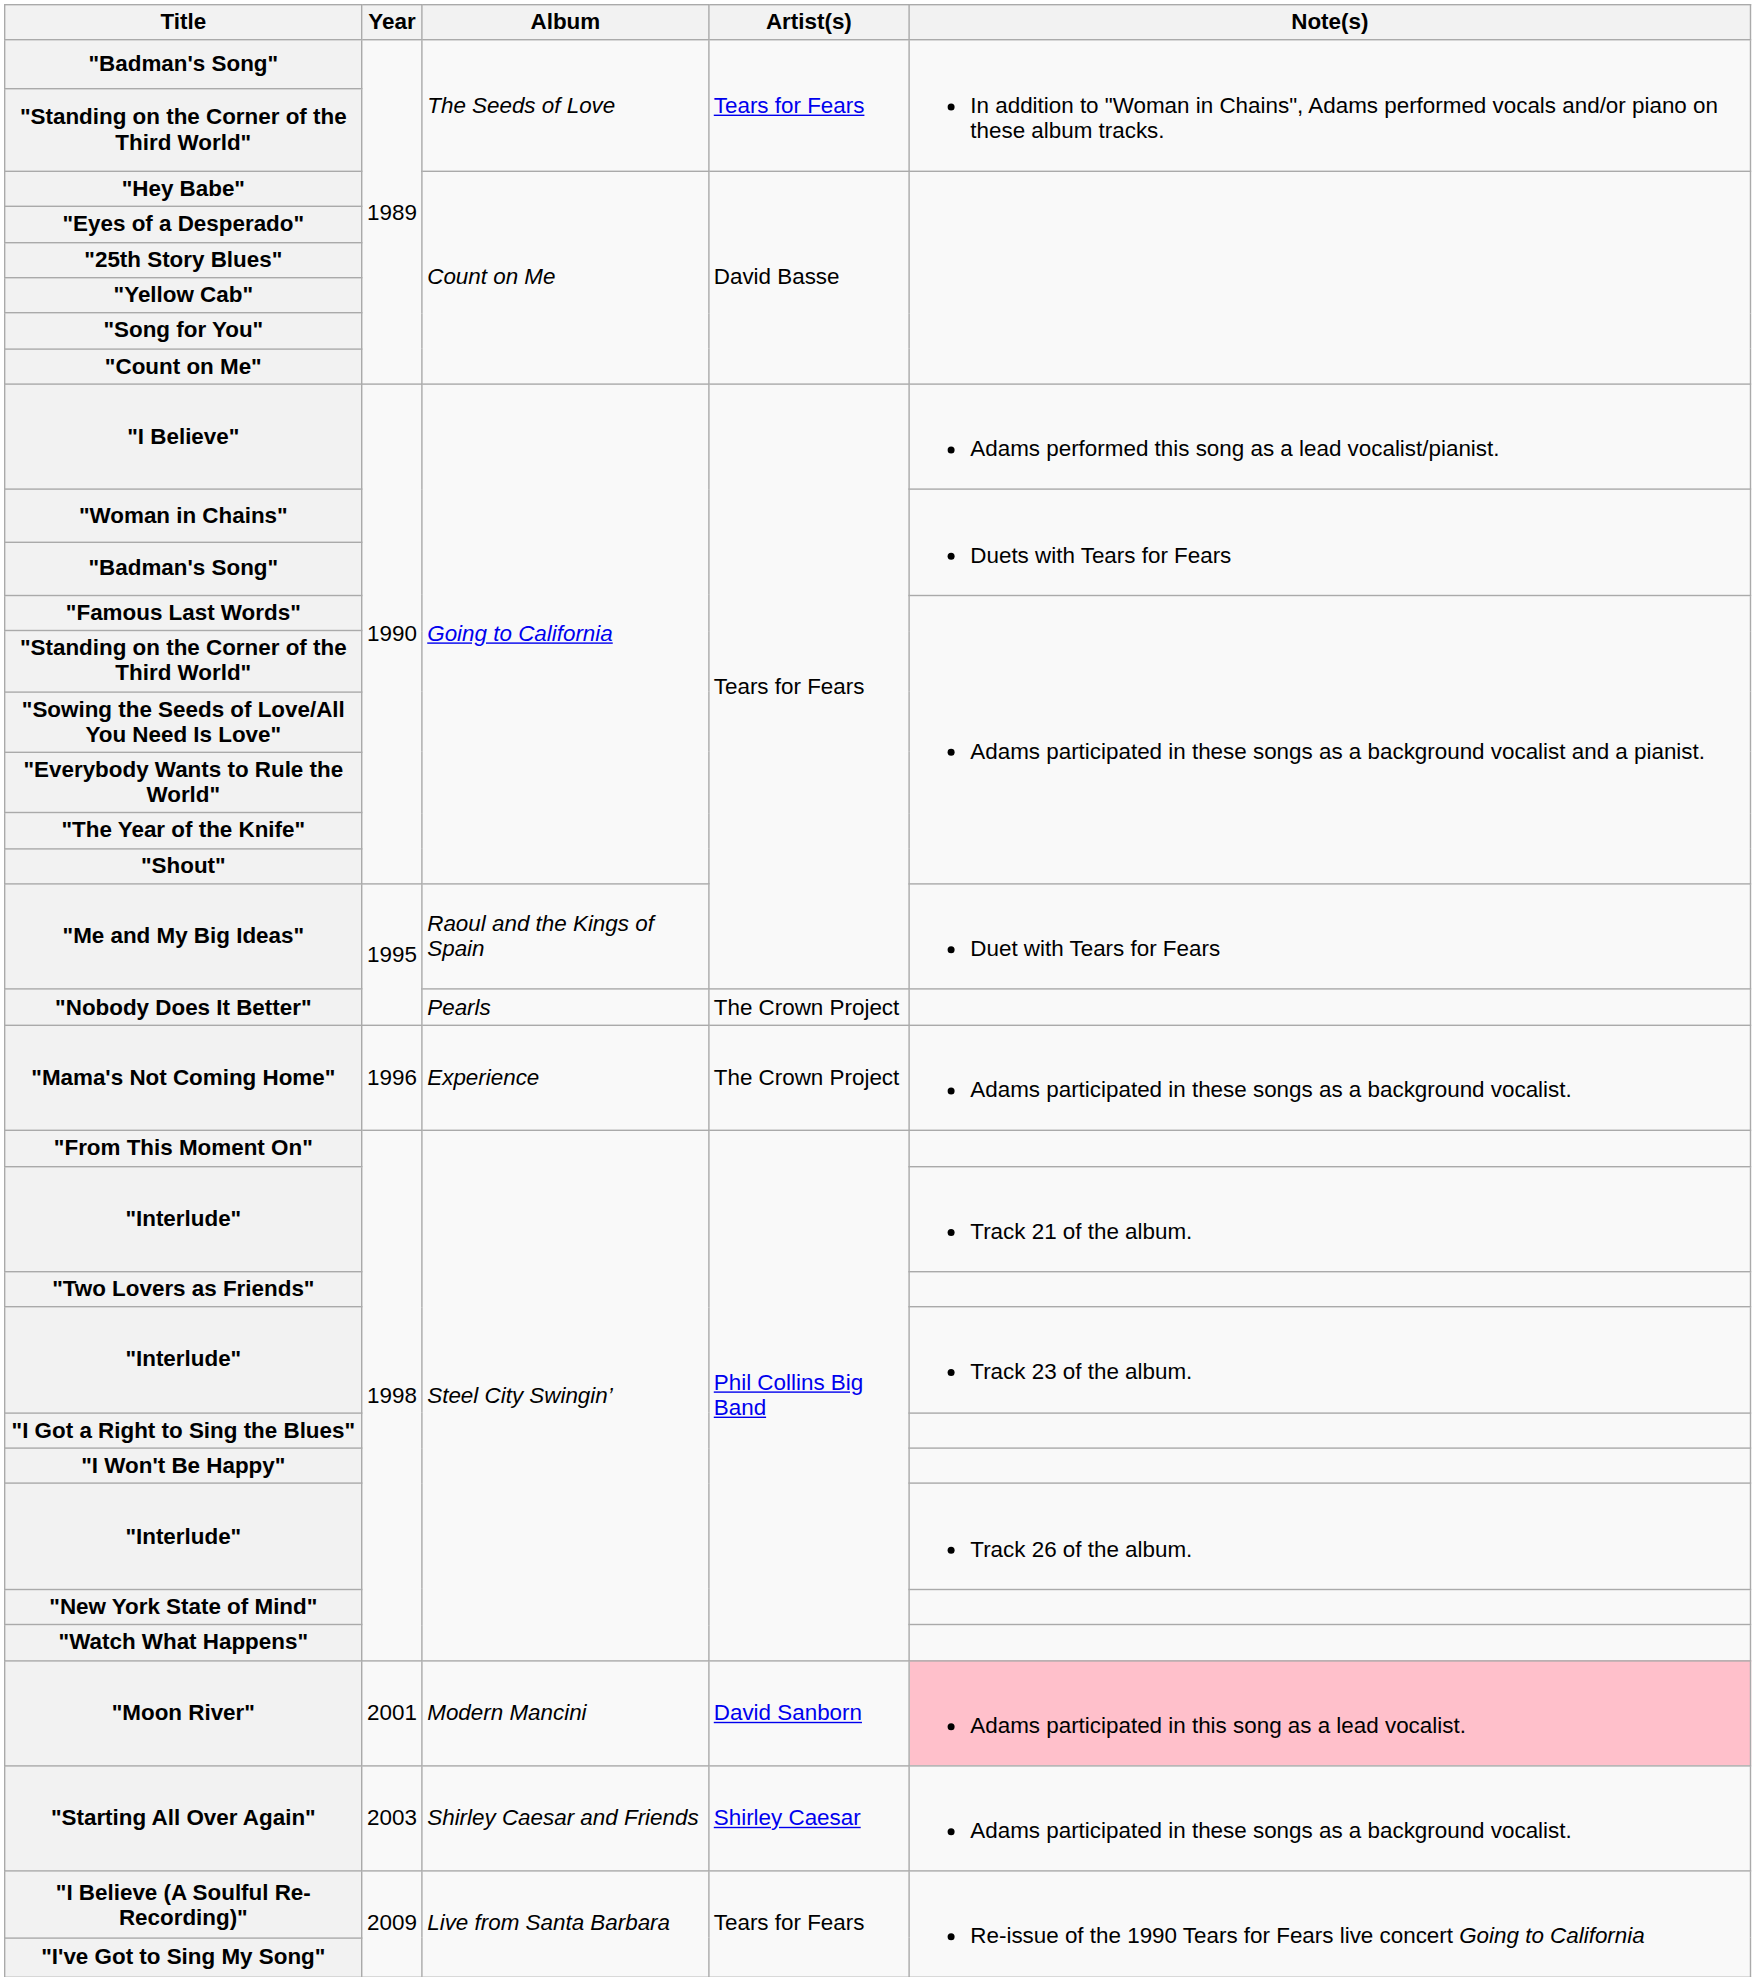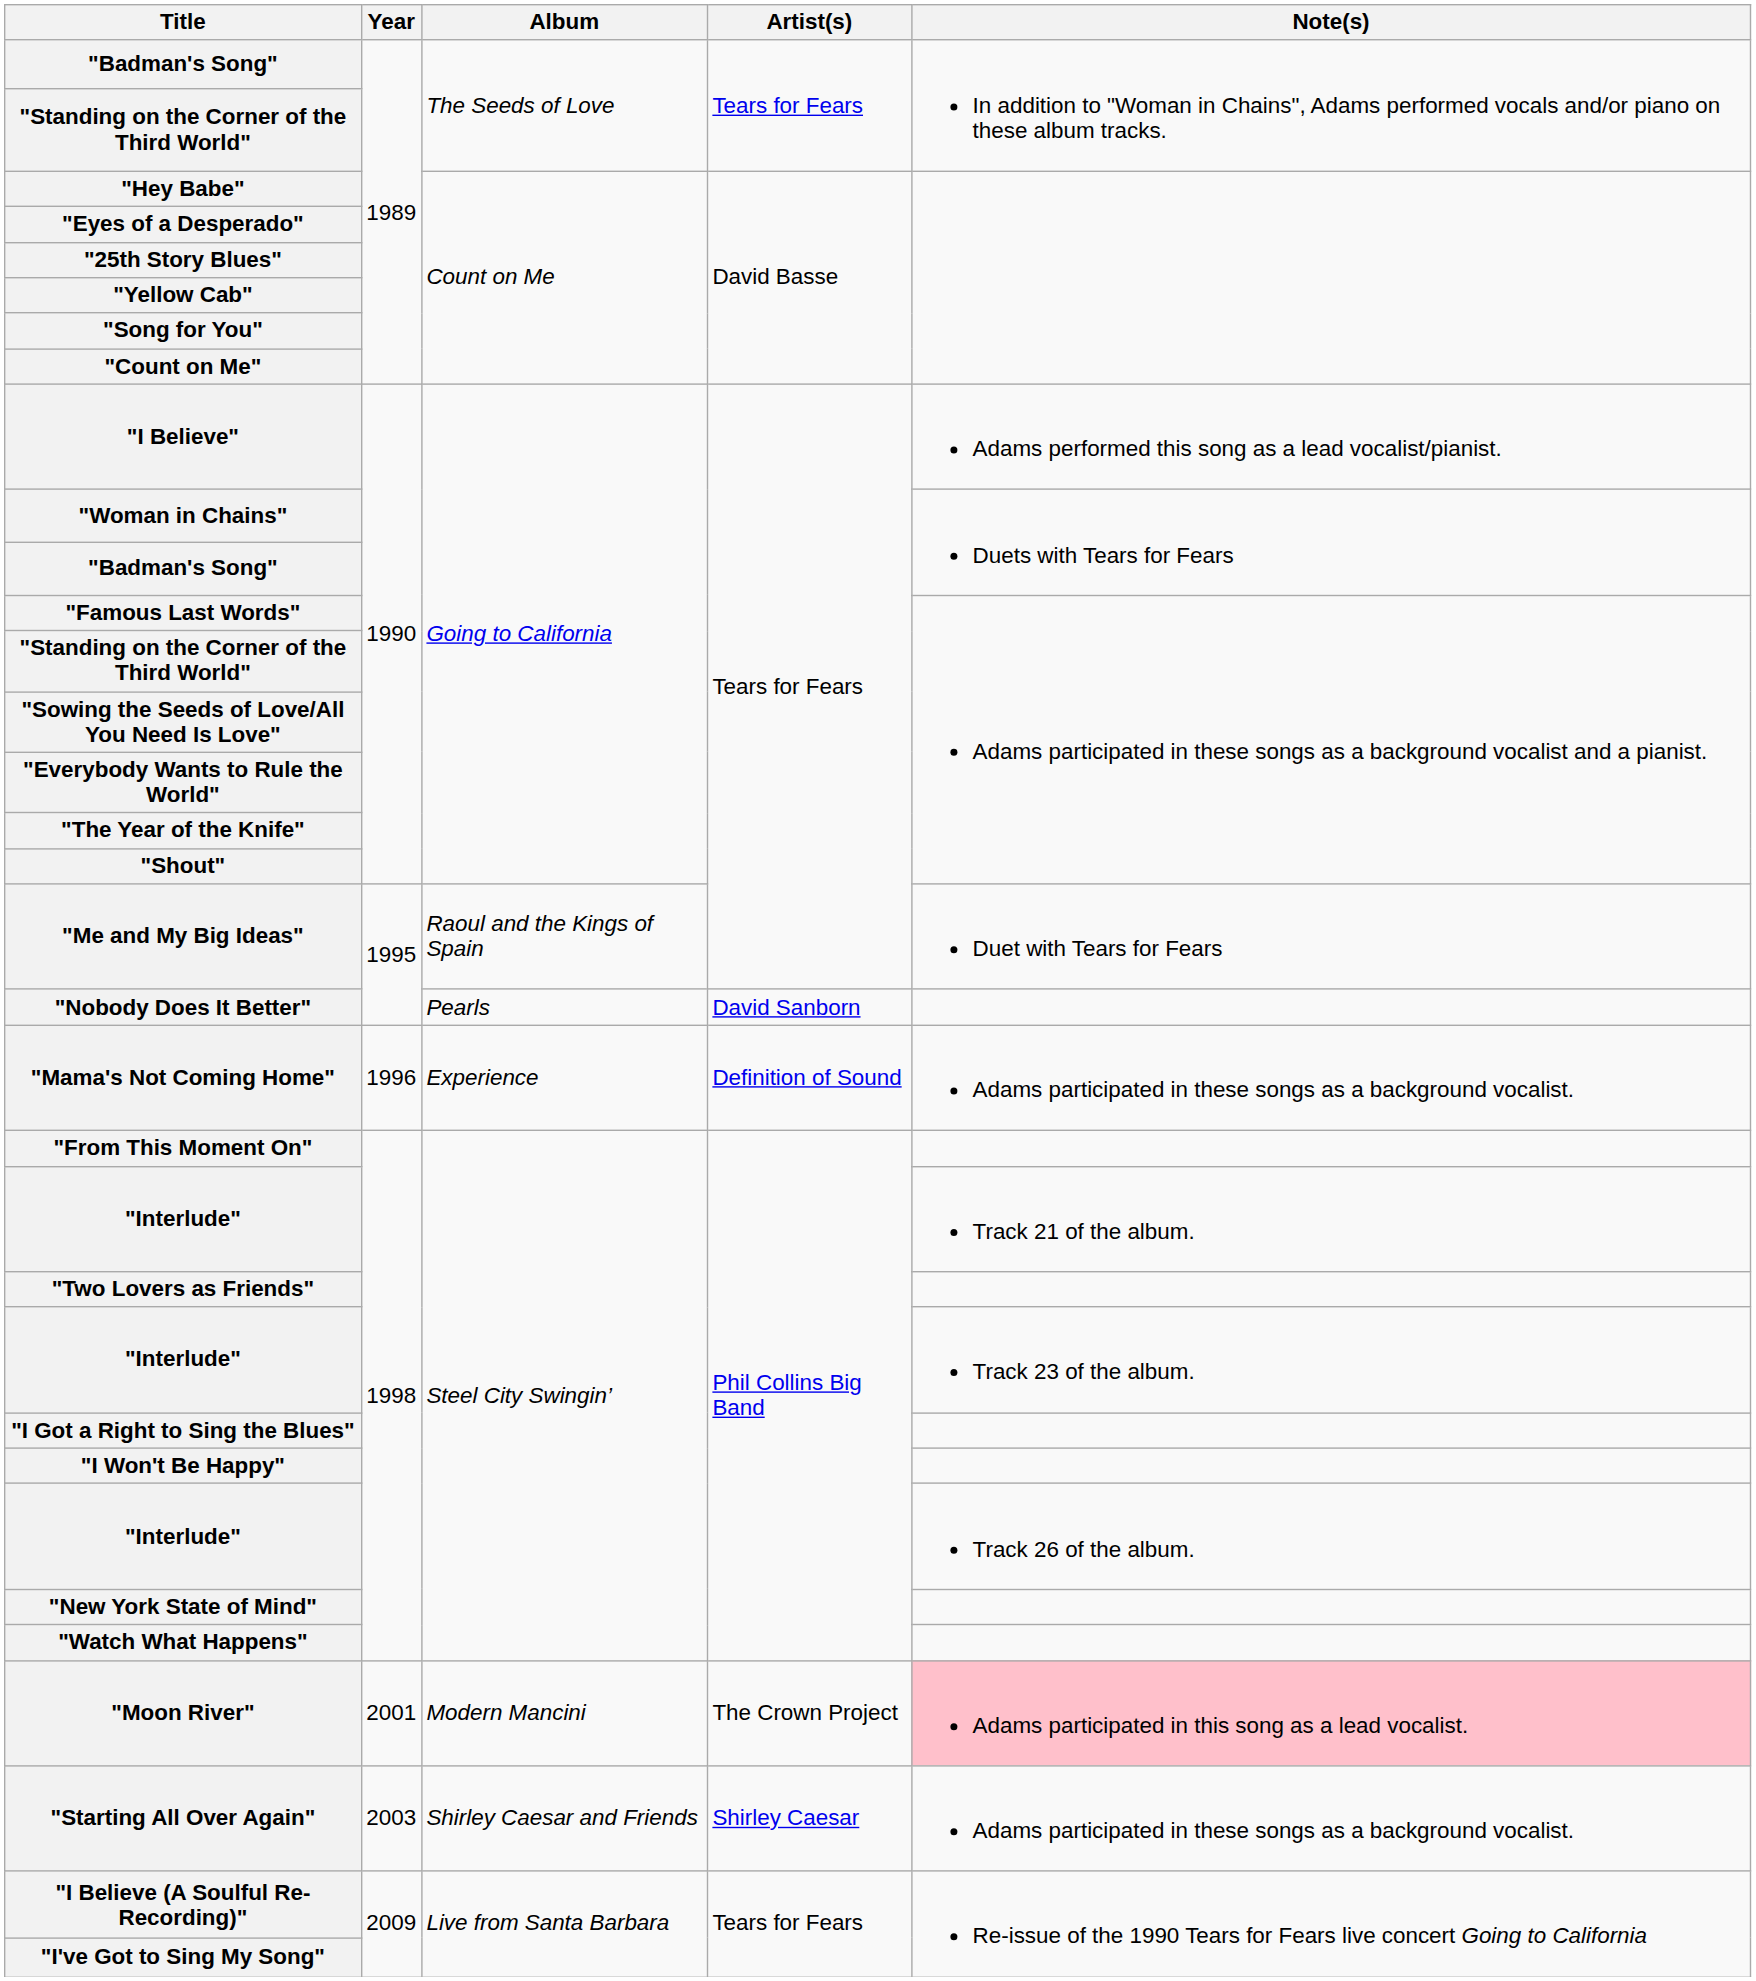(807, 1006) The Crown Project -> (786, 1006) David Sanborn
(807, 1077) The Crown Project -> (807, 1077) Definition of Sound
(788, 1712) David Sanborn -> (805, 1712) The Crown Project
